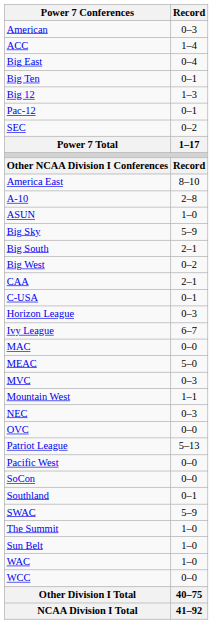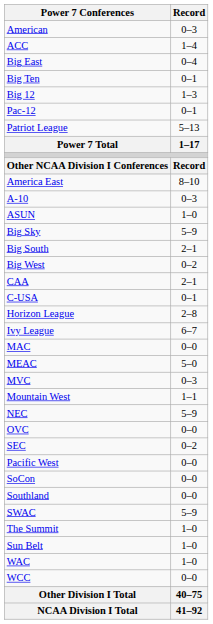rows swapped: (16, 128) <-> (37, 446)
(189, 198) 2–8 -> (189, 198) 0–3
(189, 314) 0–3 -> (189, 314) 2–8
(189, 413) 0–3 -> (189, 413) 5–9
(189, 495) 0–1 -> (189, 495) 0–0
